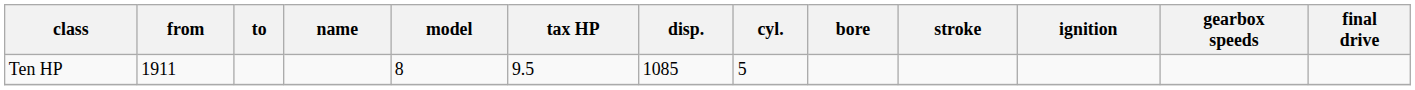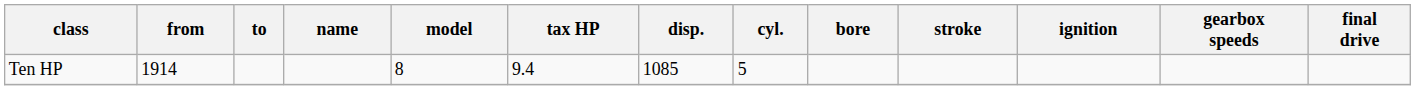(159, 69) 1911 -> (159, 69) 1914
(523, 69) 9.5 -> (523, 69) 9.4
